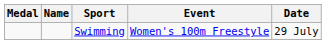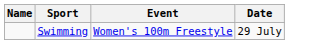- column: (23, 13)
